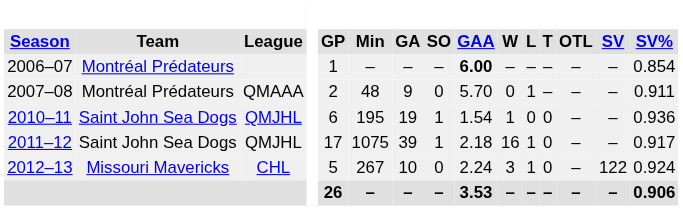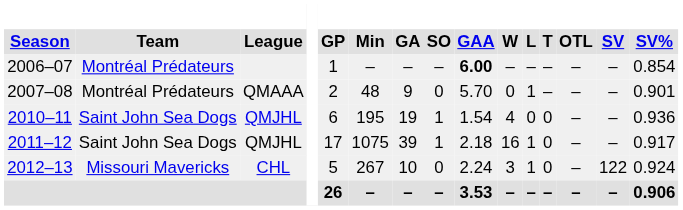(654, 92) 0.911 -> (654, 92) 0.901
(510, 117) 1 -> (510, 117) 4
